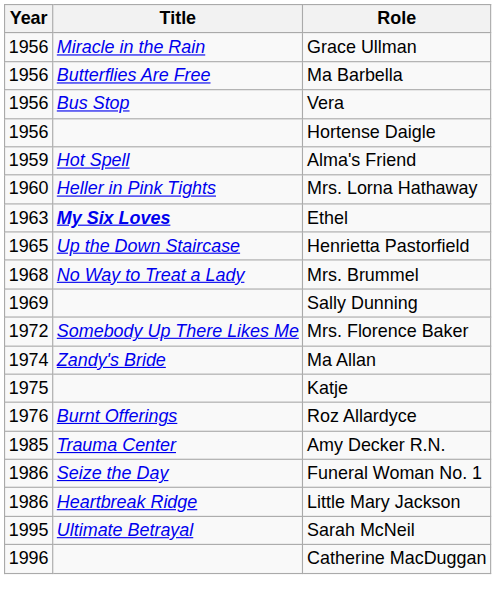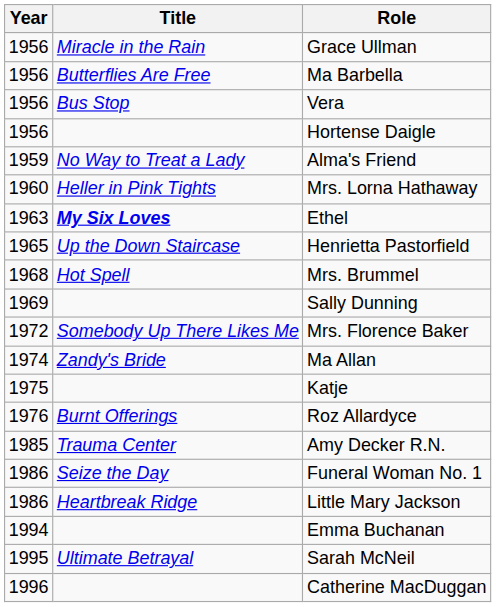(93, 160) Hot Spell -> (151, 160) No Way to Treat a Lady
(151, 274) No Way to Treat a Lady -> (93, 274) Hot Spell
+ row: (376, 530)
